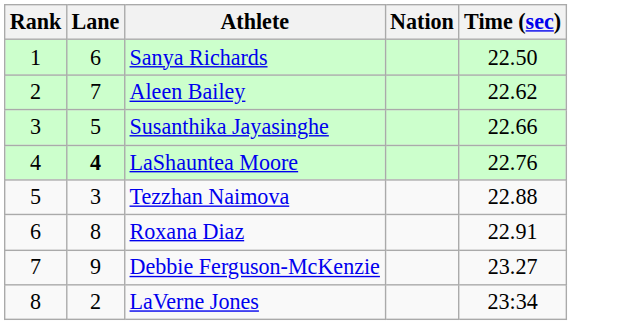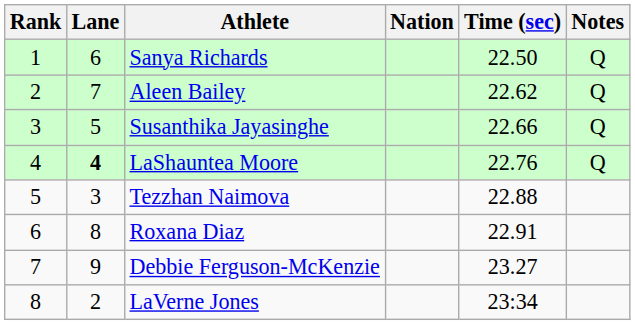+ column: (598, 22)
